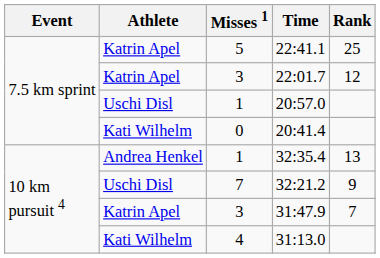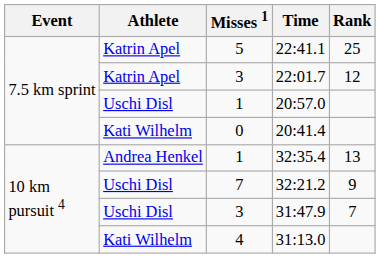(142, 212) Katrin Apel -> (138, 212) Uschi Disl
